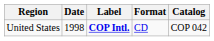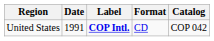(74, 28) 1998 -> (74, 28) 1991
